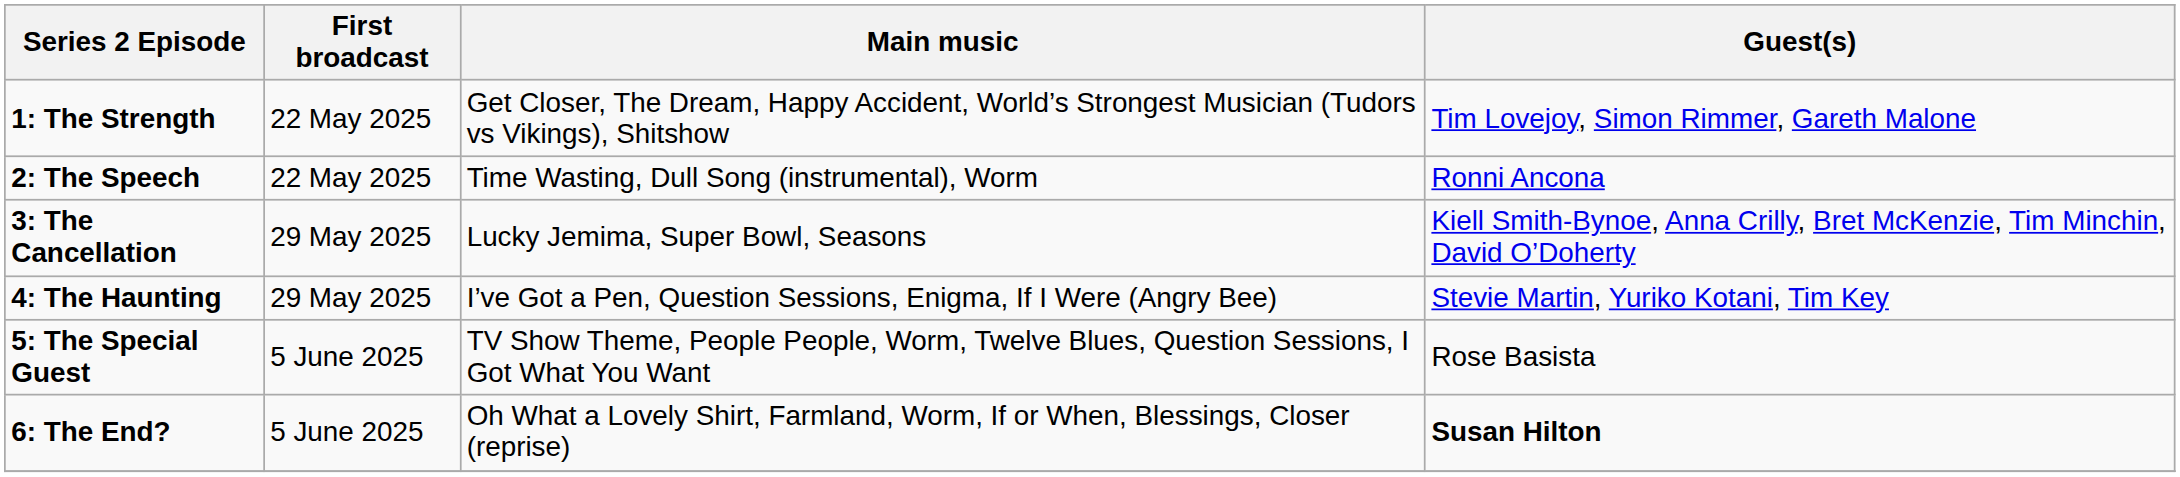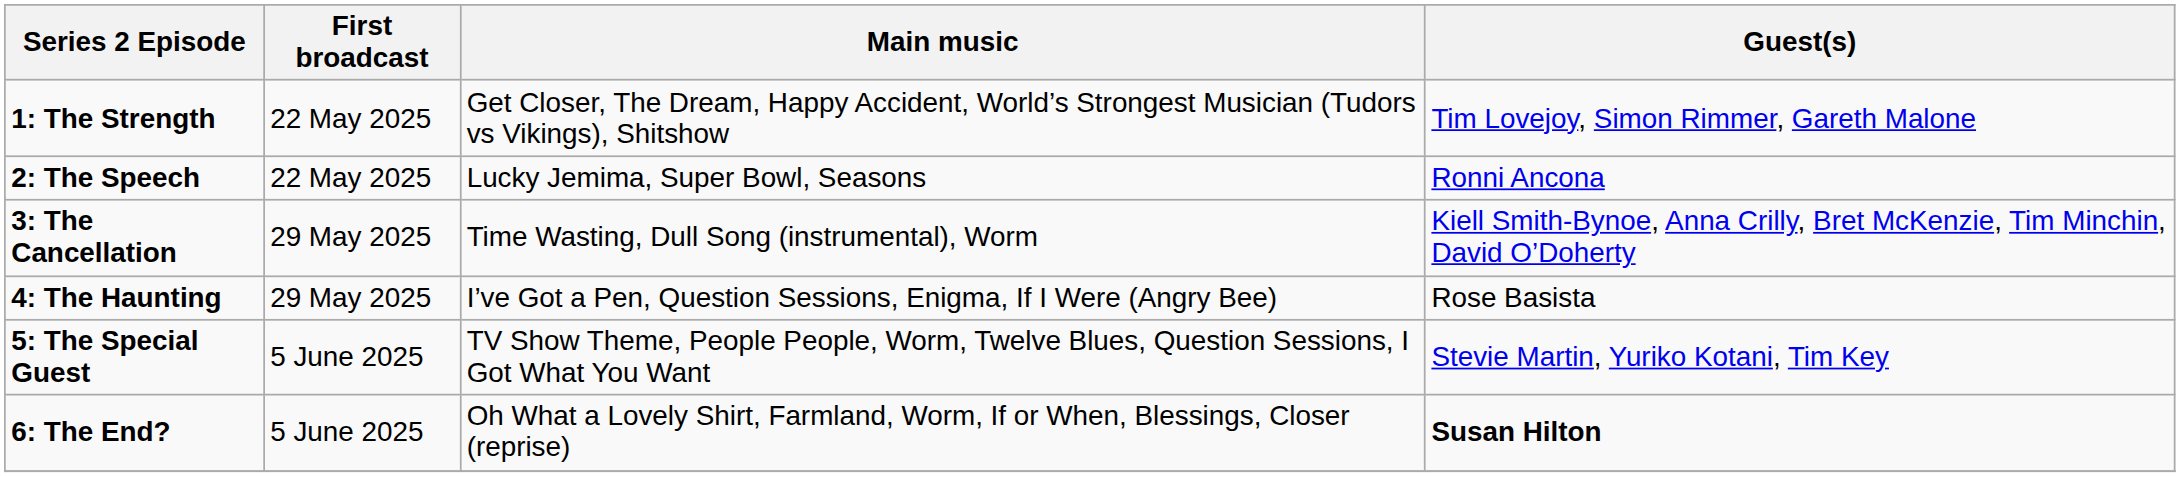(752, 177) Time Wasting, Dull Song (instrumental), Worm -> (696, 177) Lucky Jemima, Super Bowl, Seasons
(696, 237) Lucky Jemima, Super Bowl, Seasons -> (752, 237) Time Wasting, Dull Song (instrumental), Worm
(1660, 297) Stevie Martin, Yuriko Kotani, Tim Key -> (1513, 297) Rose Basista
(1513, 356) Rose Basista -> (1660, 356) Stevie Martin, Yuriko Kotani, Tim Key
